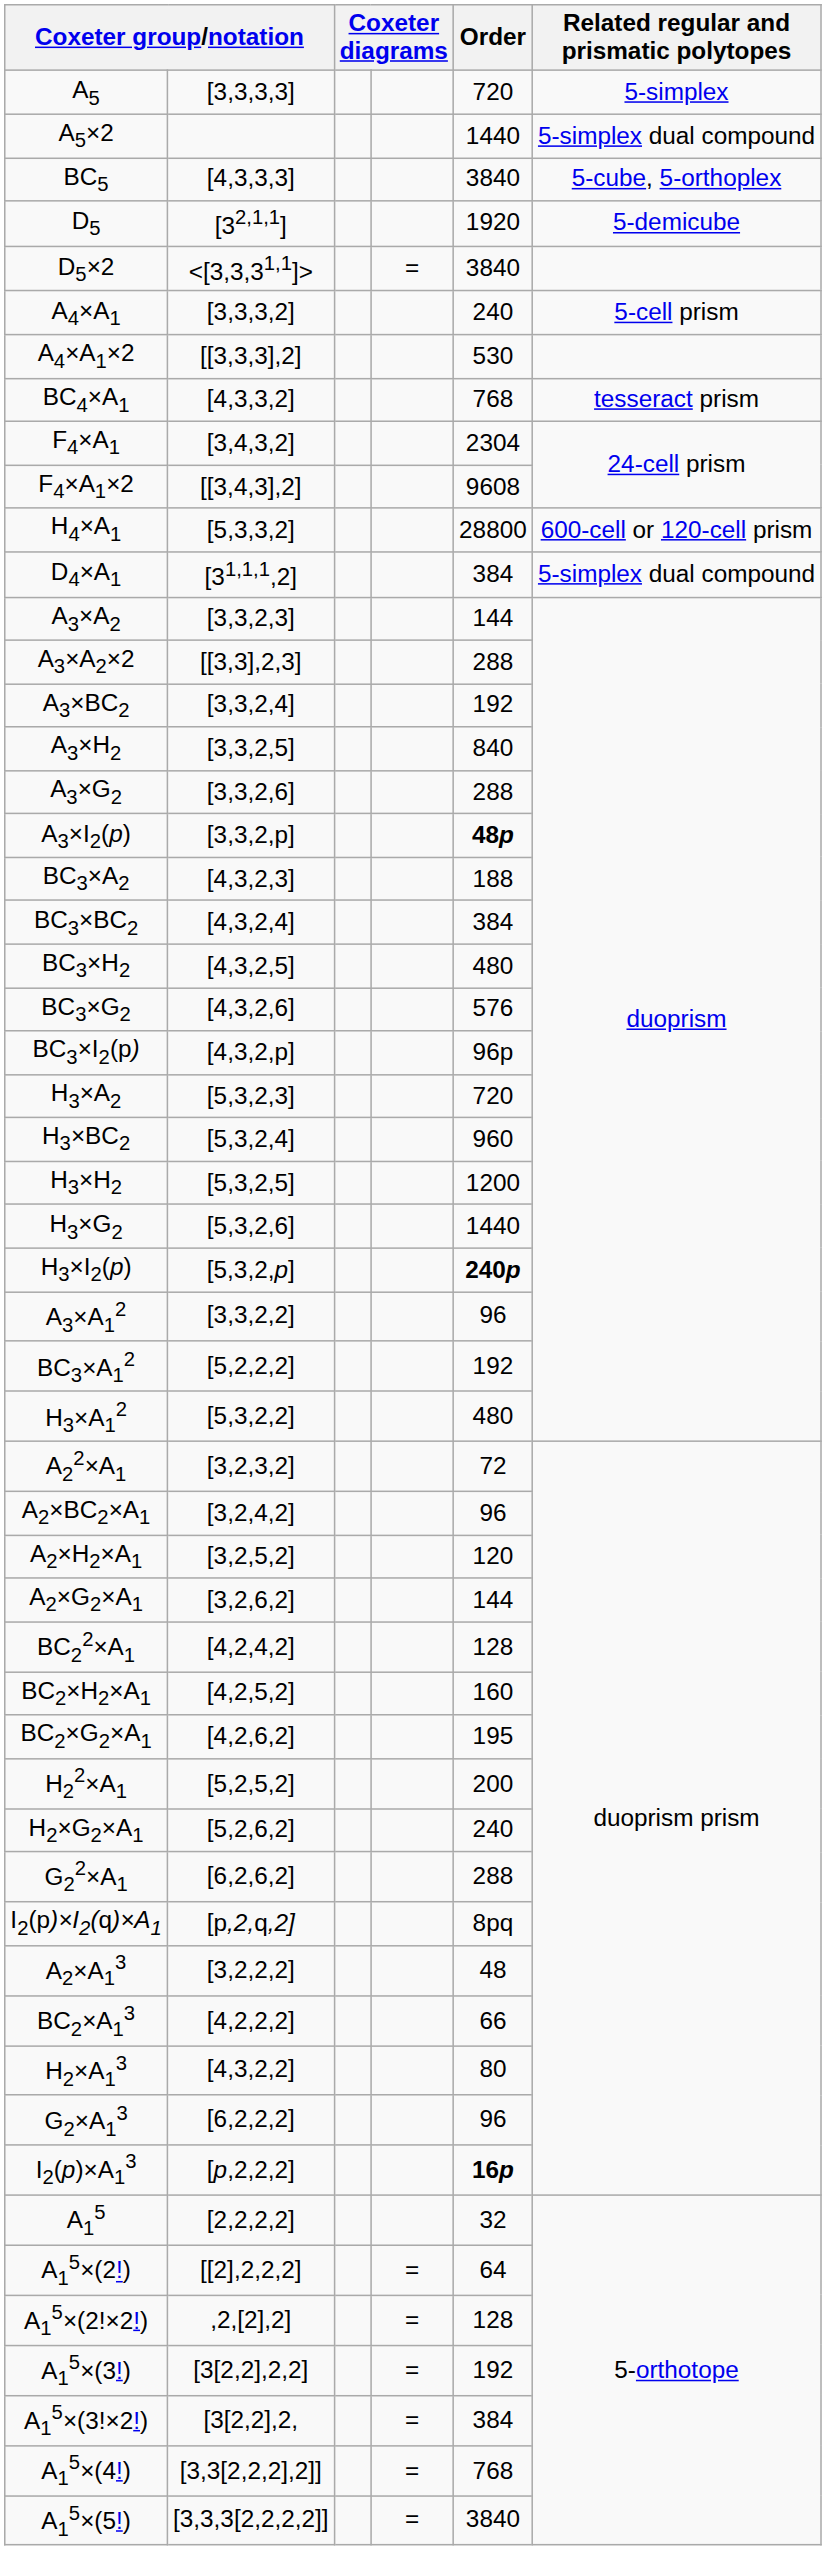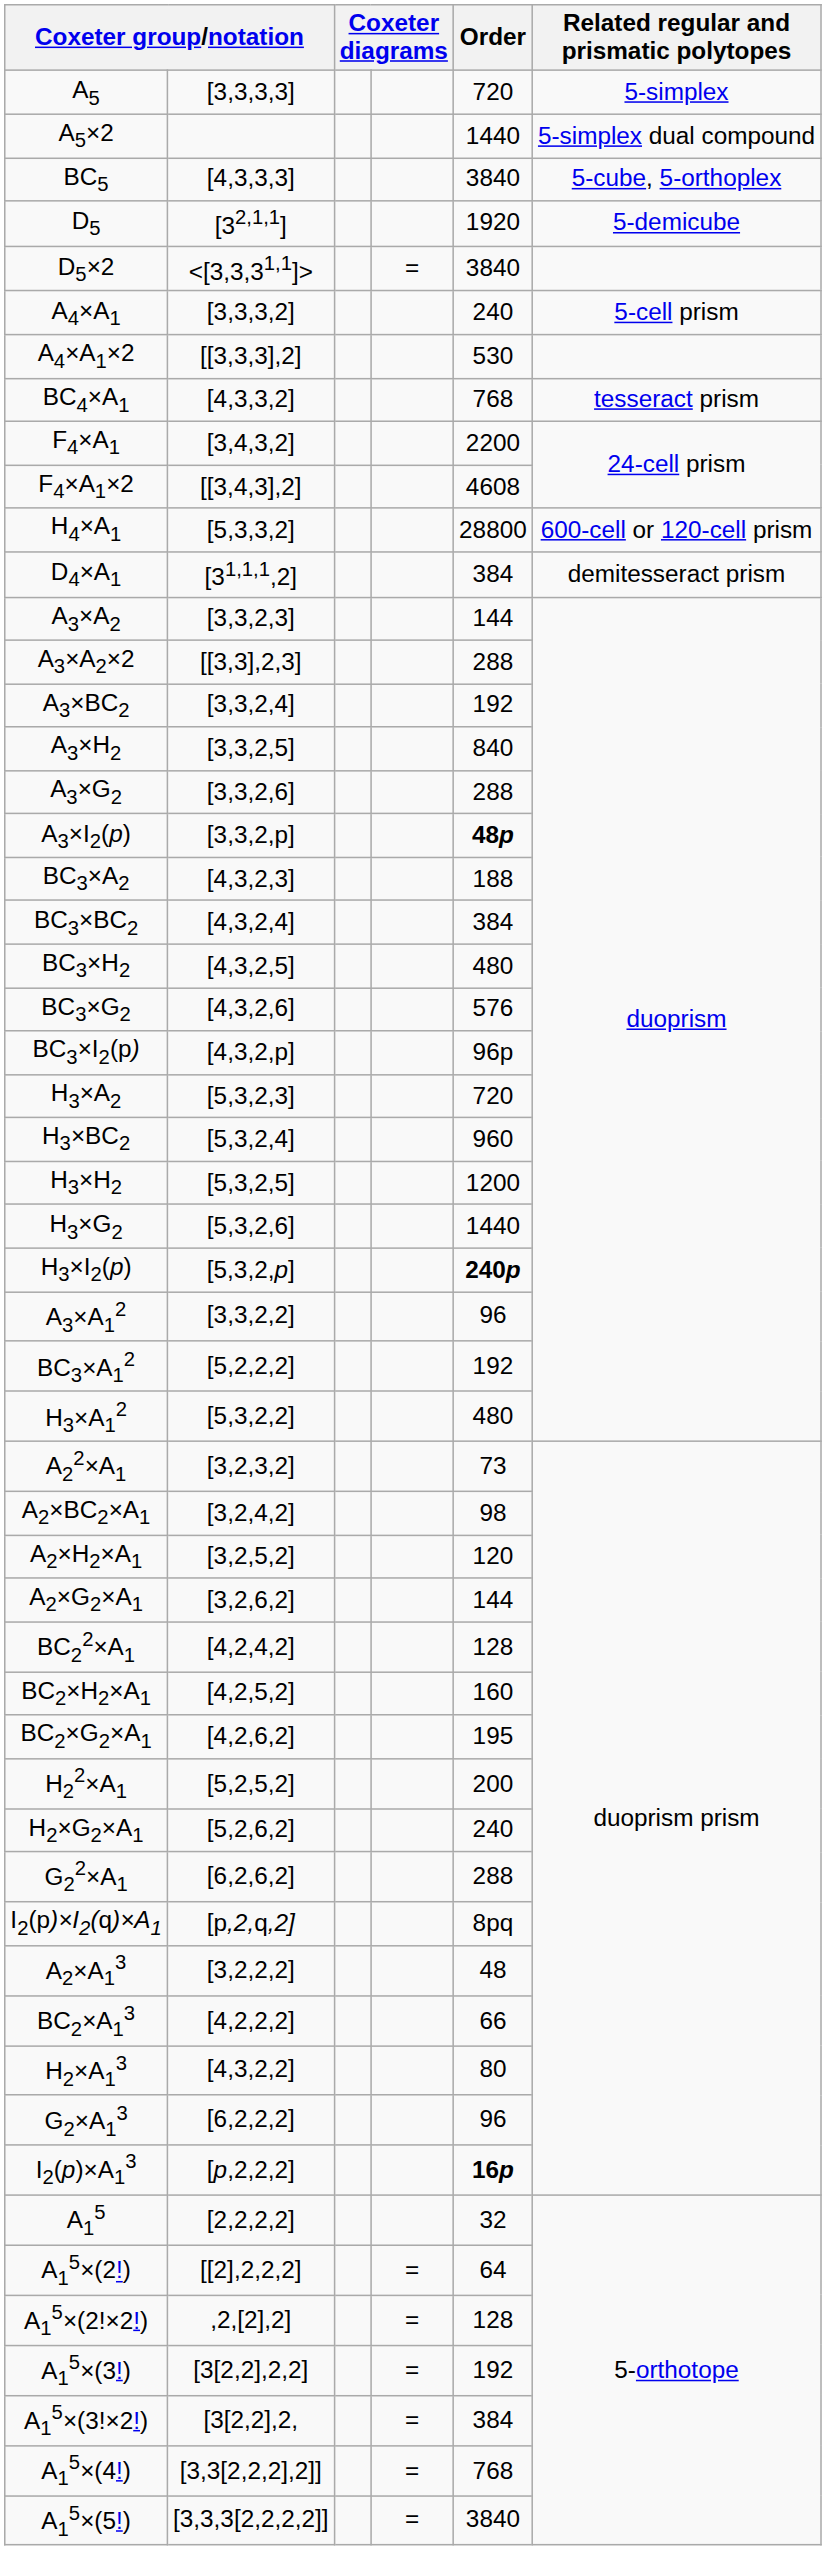(493, 442) 2304 -> (493, 442) 2200
(493, 486) 9608 -> (493, 486) 4608
(677, 574) 5-simplex dual compound -> (677, 574) demitesseract prism
(493, 1466) 72 -> (493, 1466) 73
(493, 1512) 96 -> (493, 1512) 98
